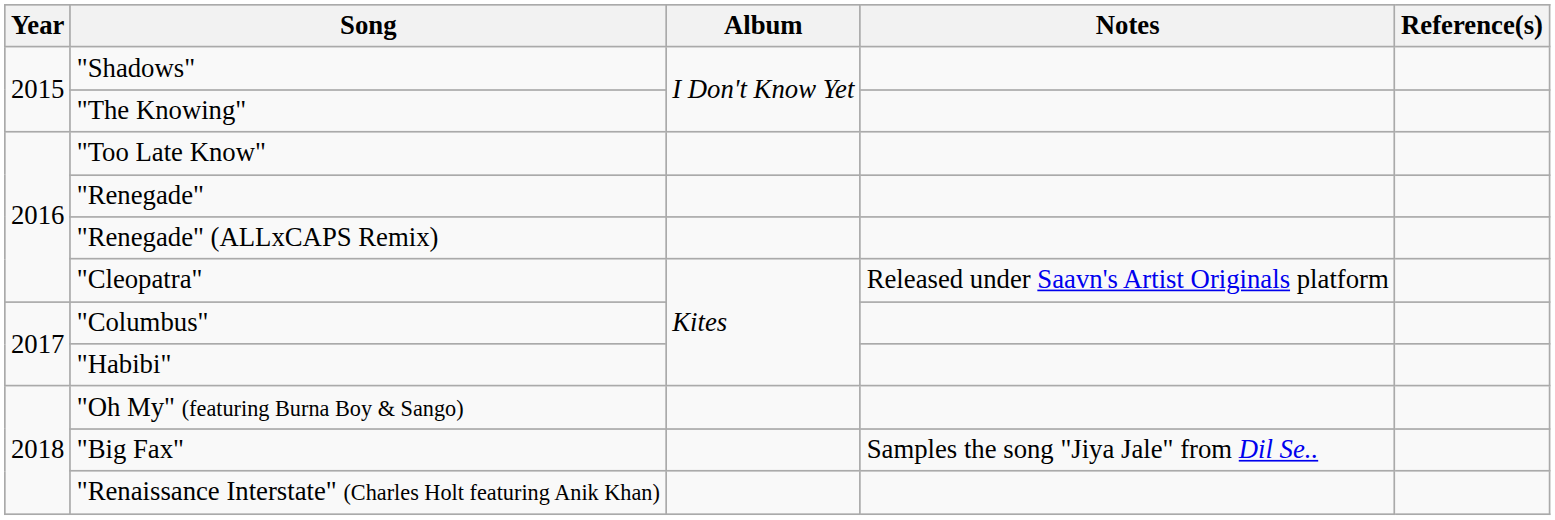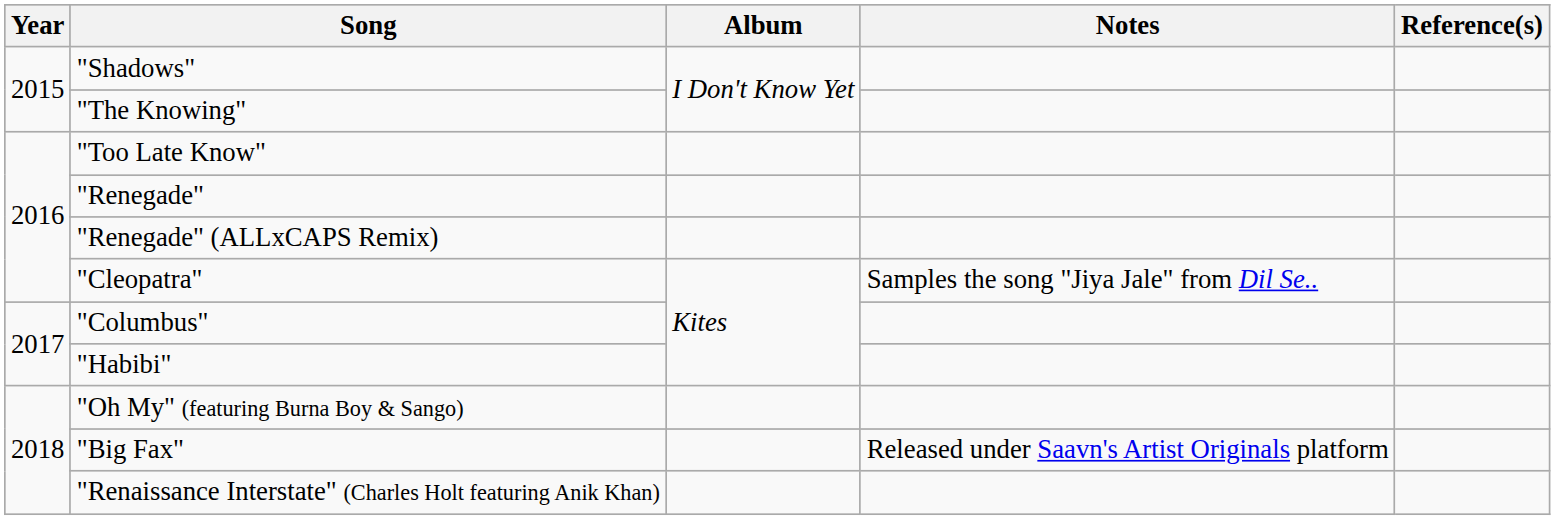(1128, 279) Released under Saavn's Artist Originals platform -> (1092, 279) Samples the song "Jiya Jale" from Dil Se..
(1092, 449) Samples the song "Jiya Jale" from Dil Se.. -> (1128, 449) Released under Saavn's Artist Originals platform
